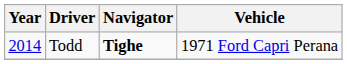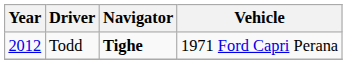(25, 45) 2014 -> (25, 45) 2012
